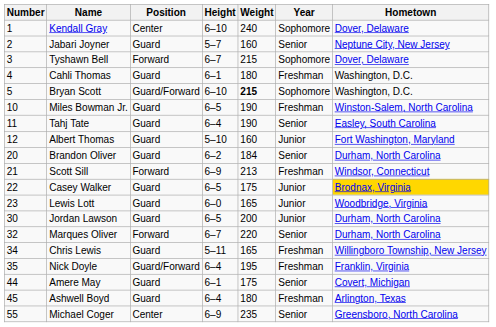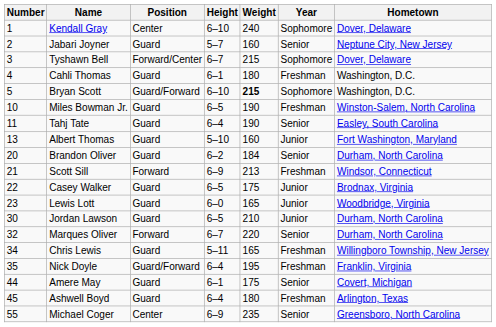(151, 60) Forward -> (167, 60) Forward/Center
(12, 140) 12 -> (12, 140) 13
(373, 187) gold background -> (375, 187) no background
(249, 219) 200 -> (251, 219) 210
